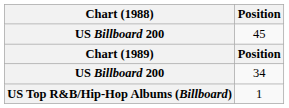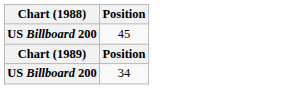- row: (259, 93)
